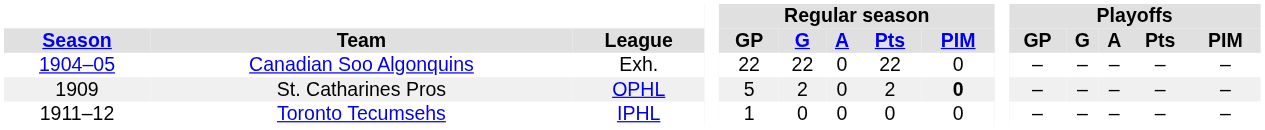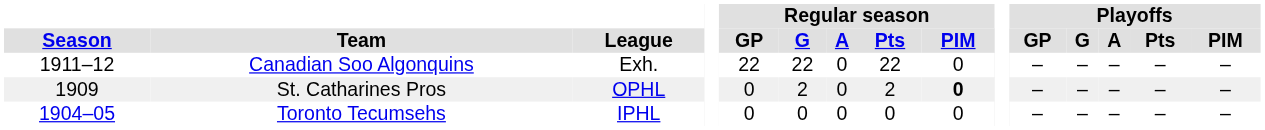(77, 64) 1904–05 -> (77, 64) 1911–12
(749, 89) 5 -> (749, 89) 0
(77, 113) 1911–12 -> (77, 113) 1904–05
(749, 113) 1 -> (749, 113) 0
